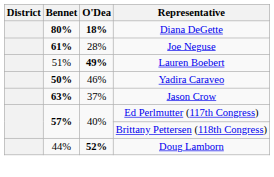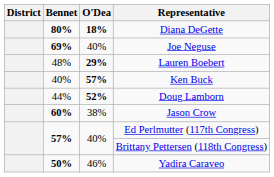(61, 46) 61% -> (61, 46) 69%
(97, 46) 28% -> (97, 46) 40%
(61, 63) 51% -> (61, 63) 48%
(97, 63) 49% -> (97, 63) 29%
+ row: (191, 79)
rows swapped: (191, 146) <-> (191, 79)
(61, 96) 63% -> (61, 113) 60%
(97, 96) 37% -> (97, 113) 38%
